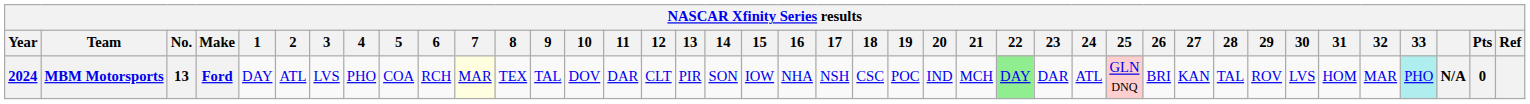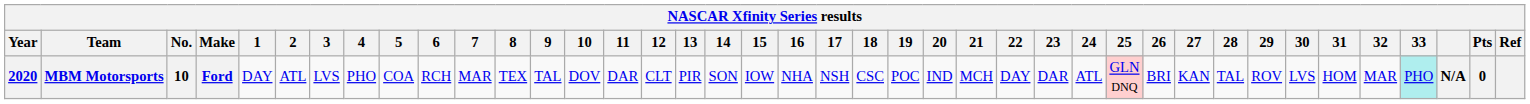(23, 77) 2024 -> (23, 77) 2020
(181, 77) 13 -> (181, 77) 10
(475, 77) lightyellow background -> (475, 77) no background
(1015, 77) lightgreen background -> (1015, 77) no background
